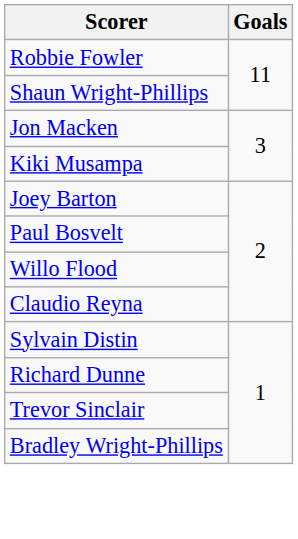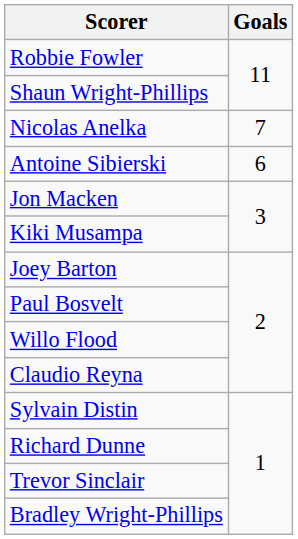+ row: (78, 127)
+ row: (88, 163)
